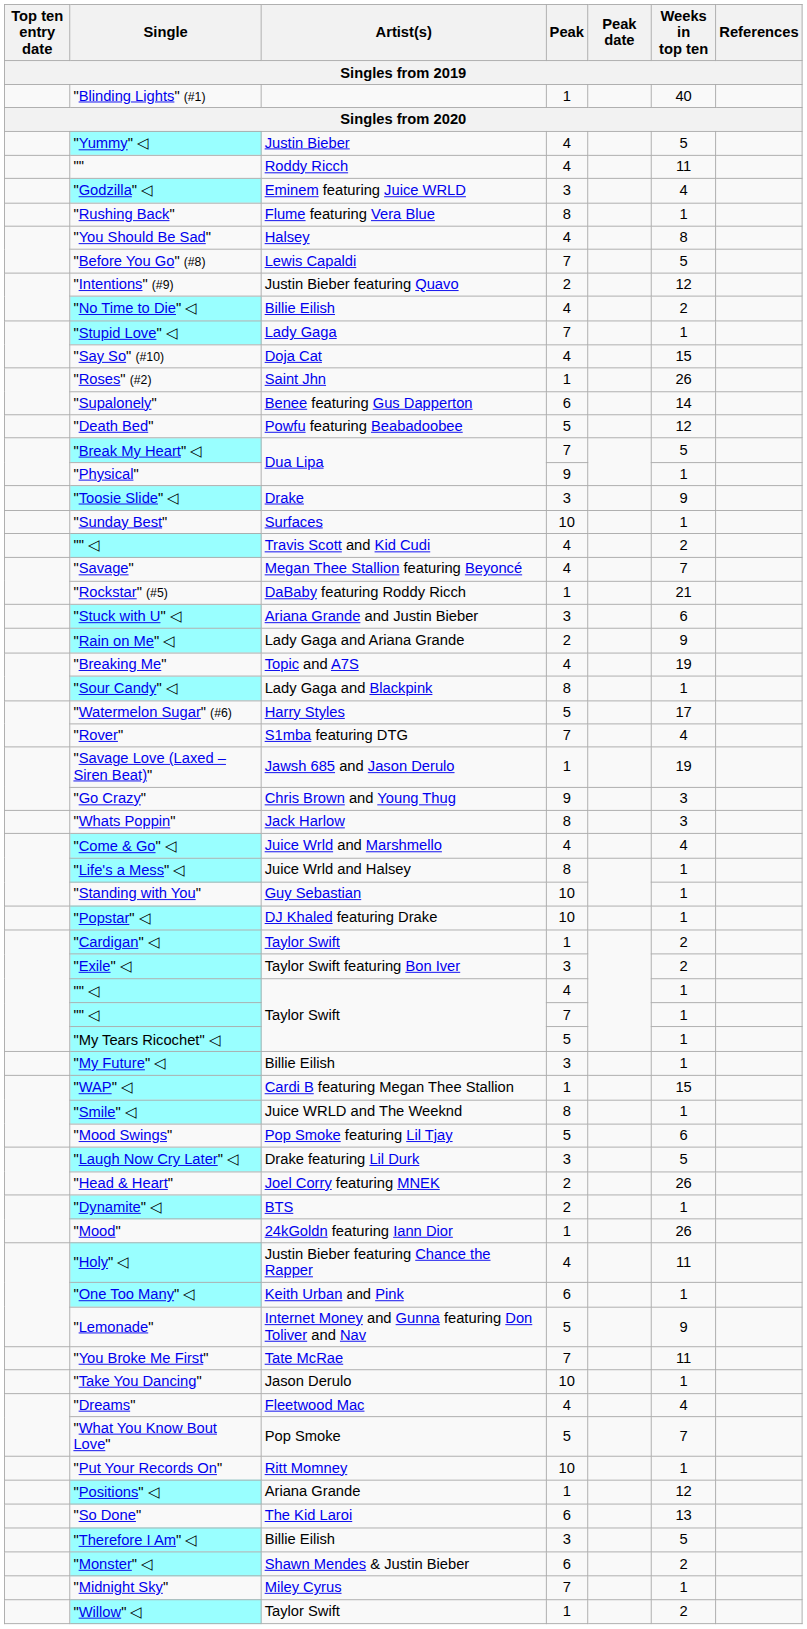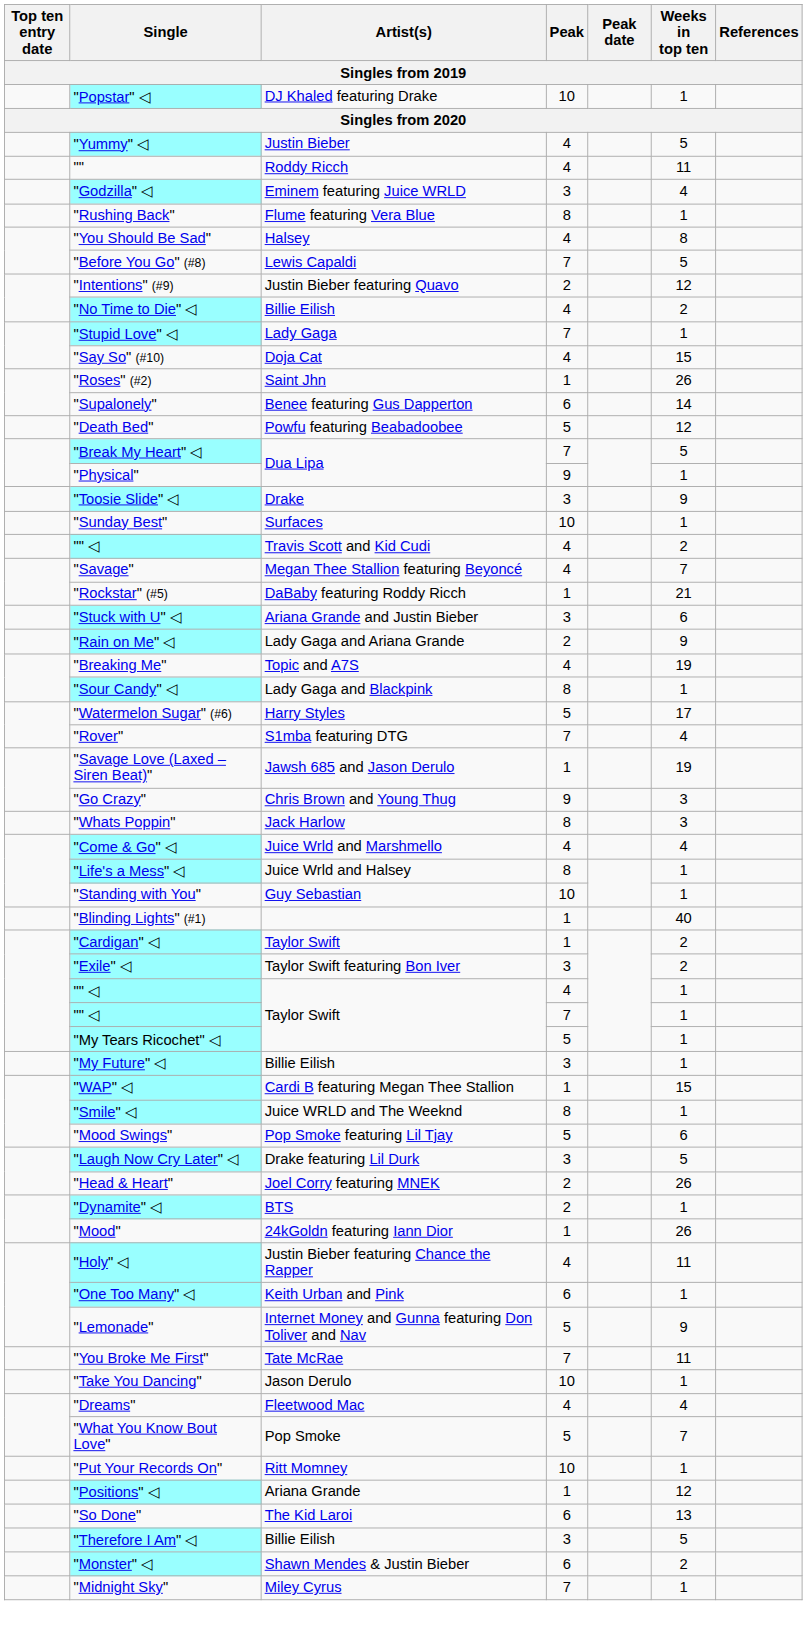rows swapped: (139, 95) <-> (112, 918)
- row: (107, 1612)
